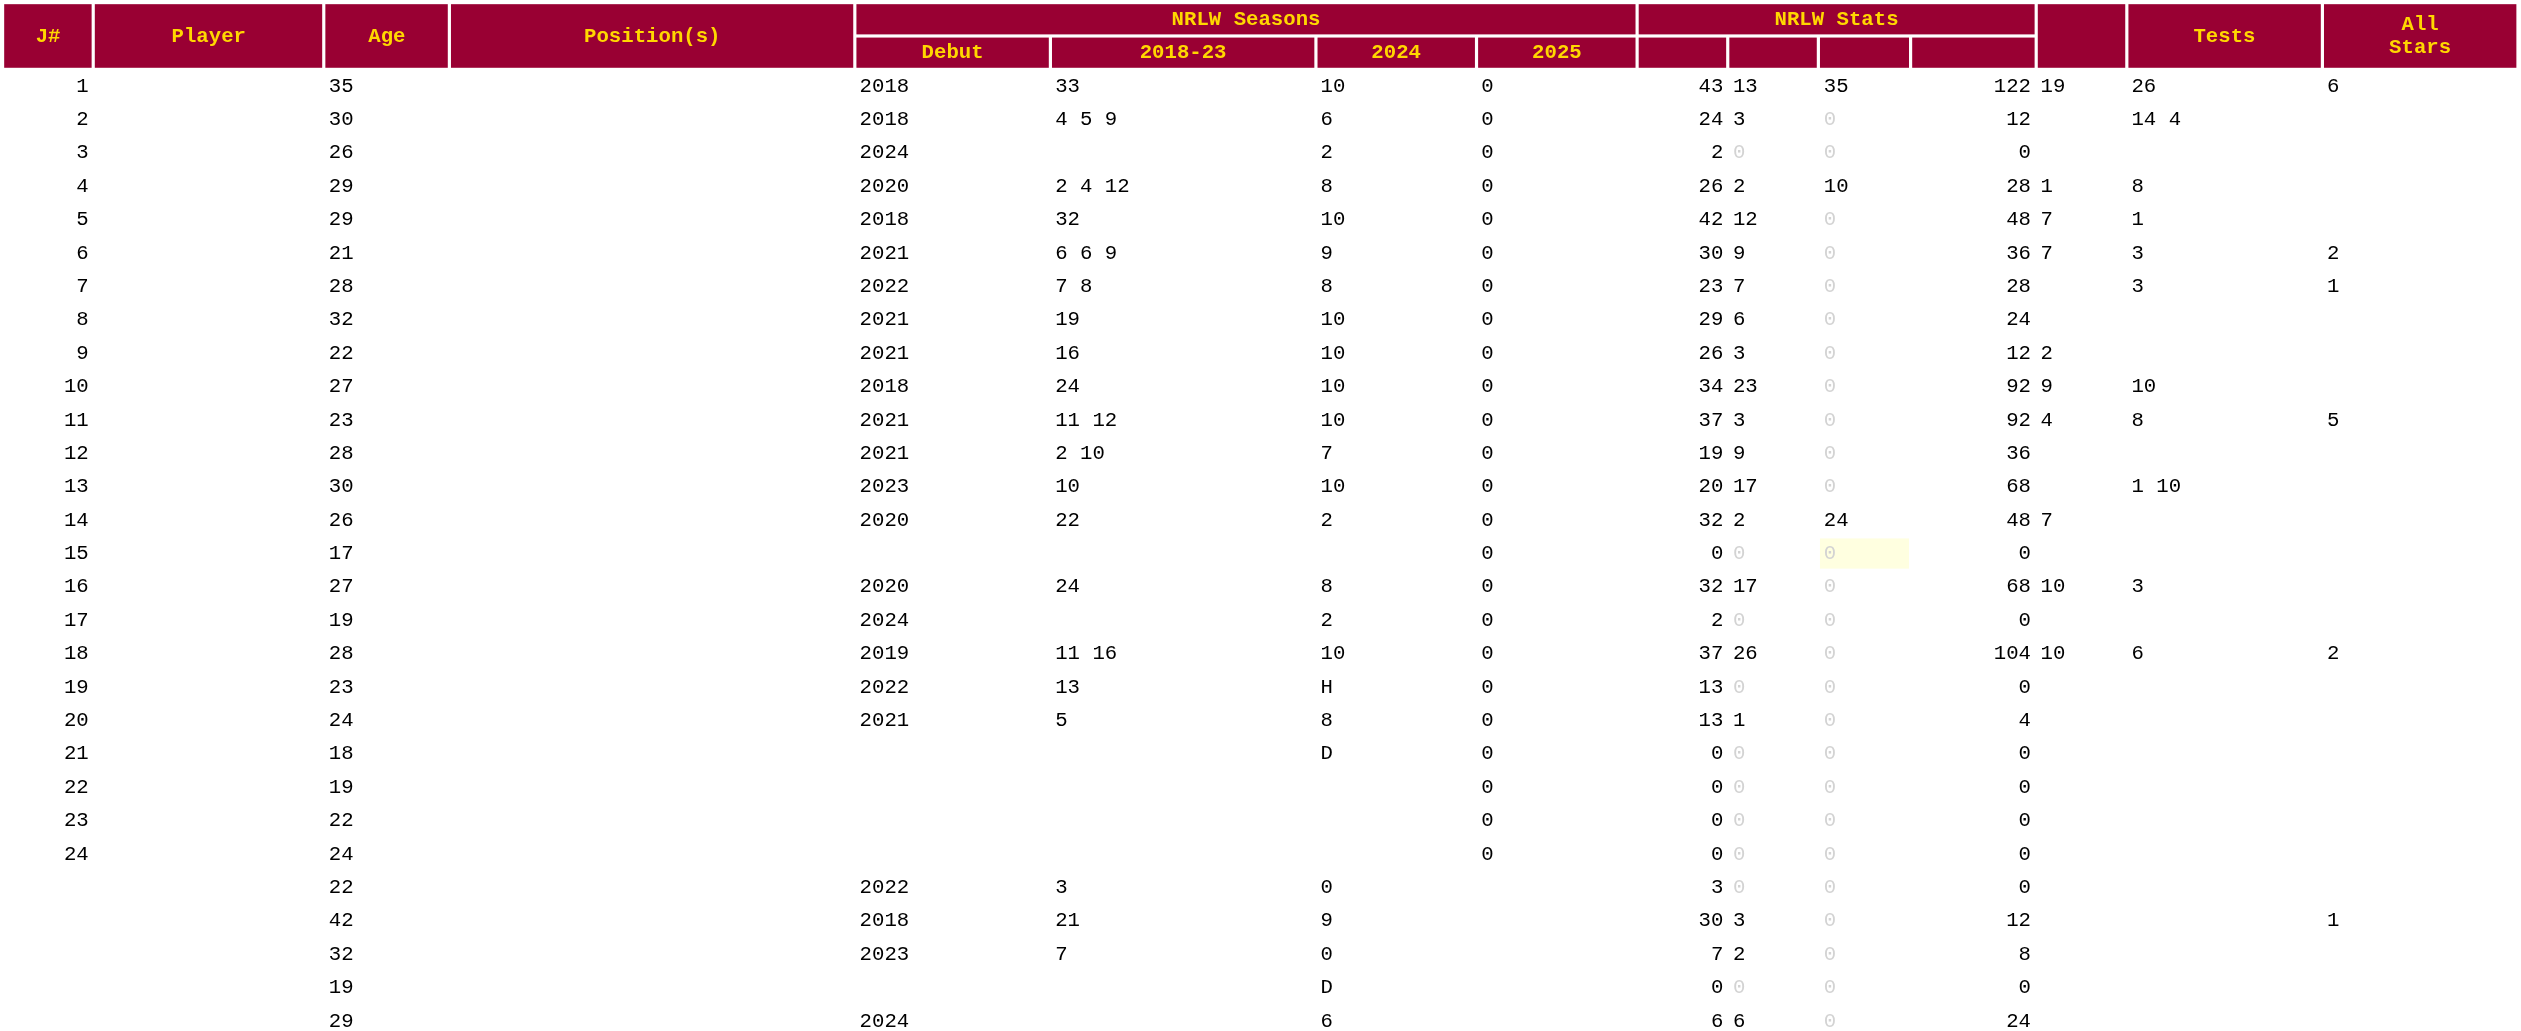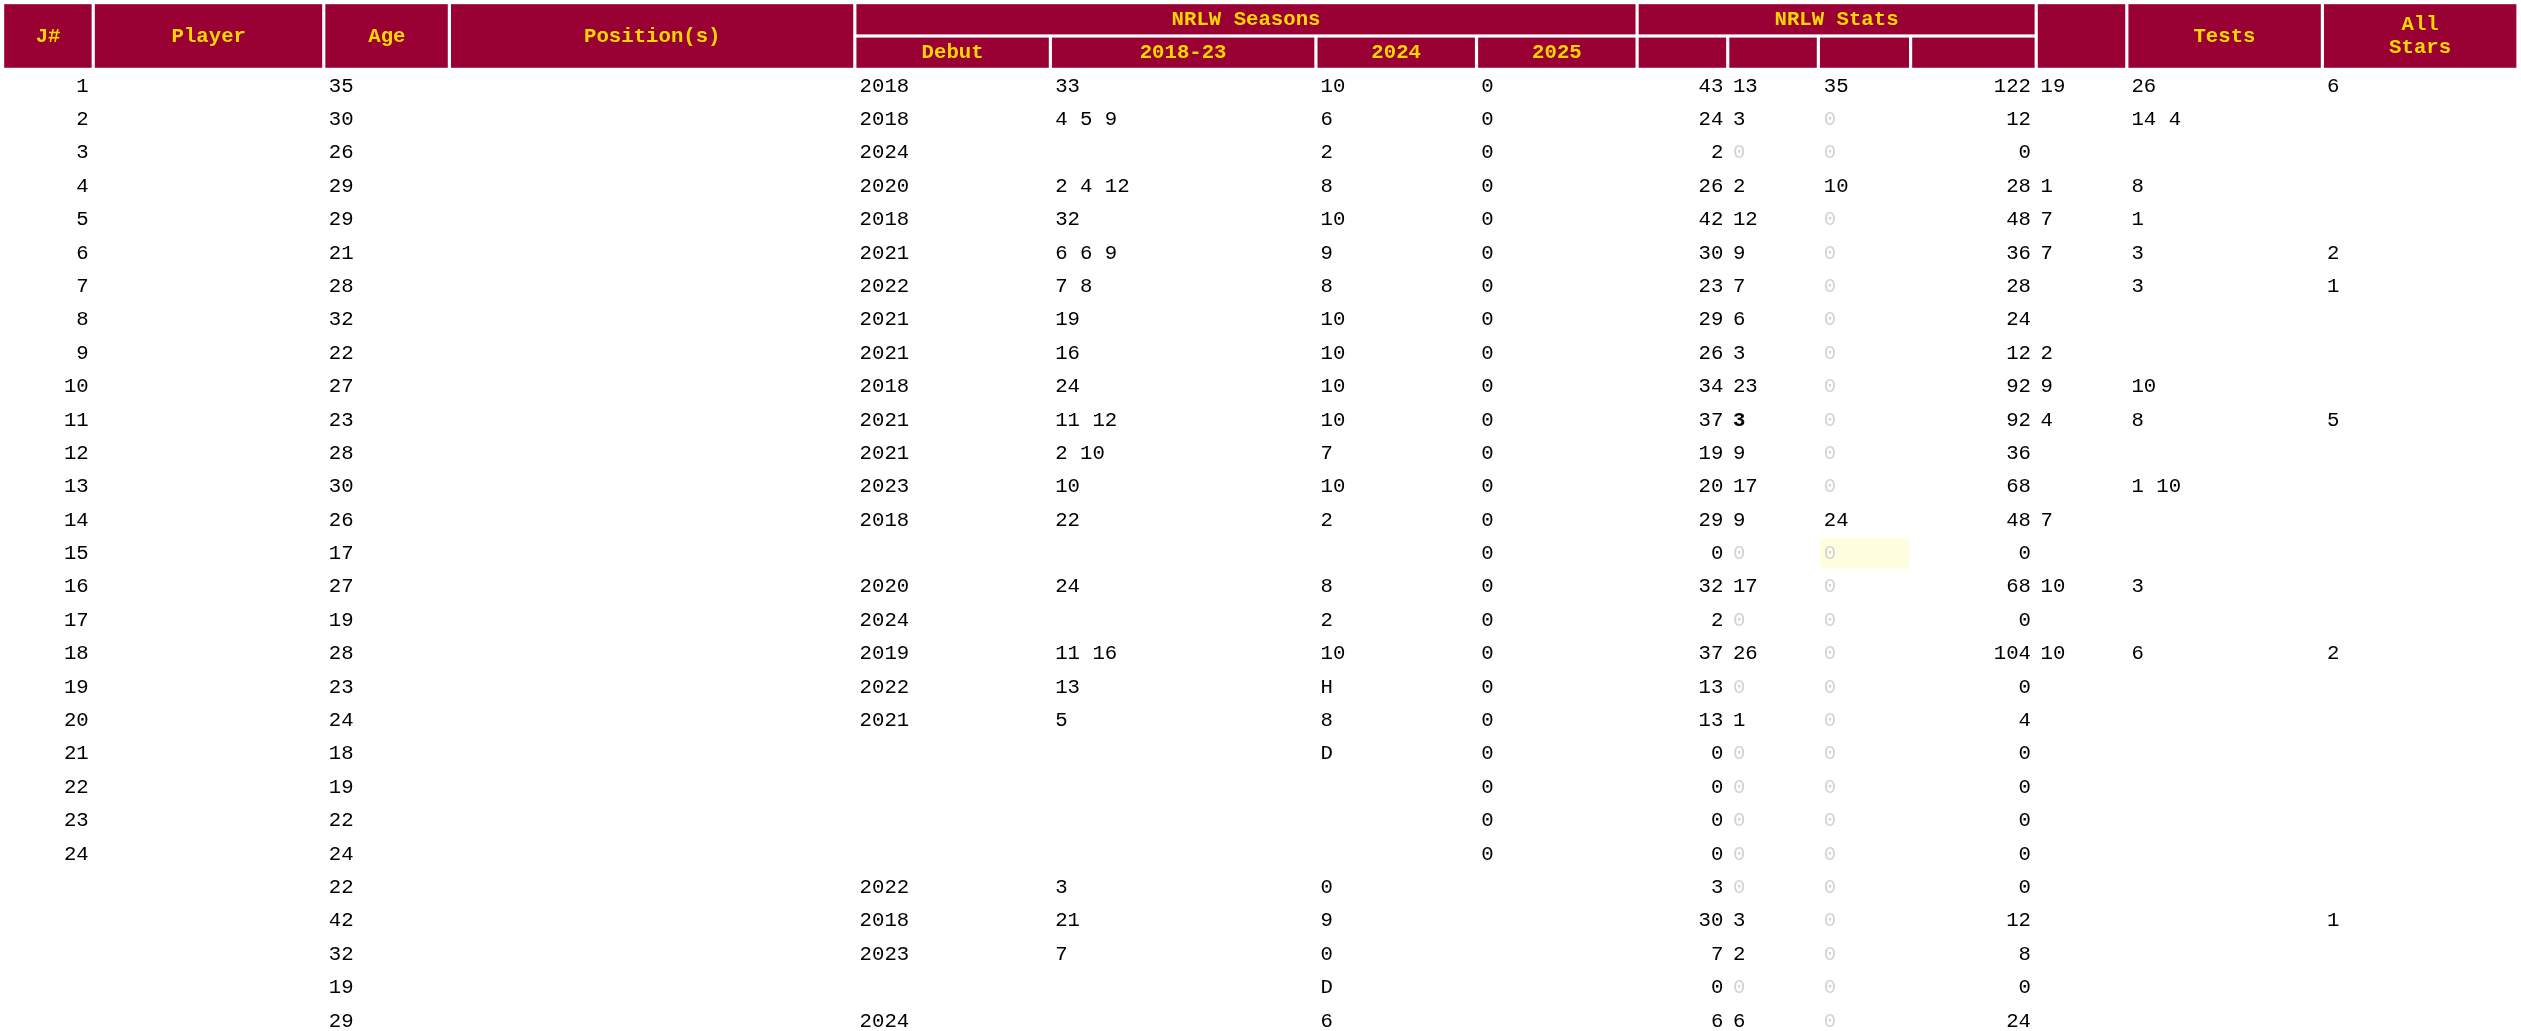(1739, 420) normal -> (1739, 420) bold
(884, 520) 2020 -> (884, 520) 2018
(1711, 520) 32 -> (1711, 520) 29
(1739, 520) 2 -> (1739, 520) 9
